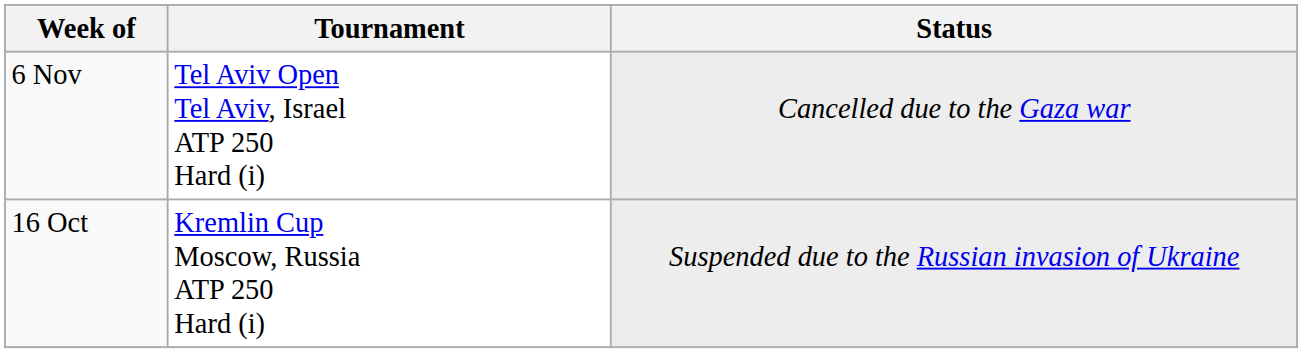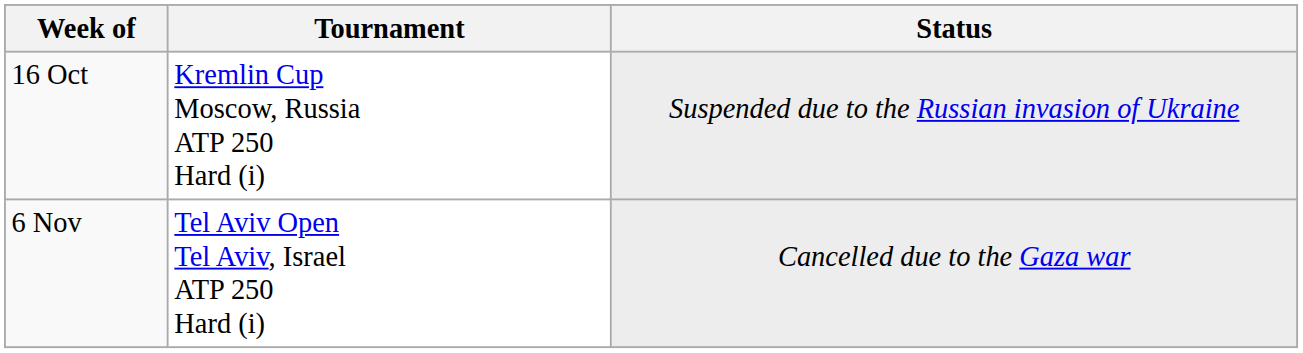rows swapped: (50, 222) <-> (47, 74)
